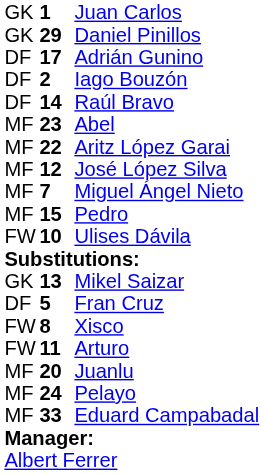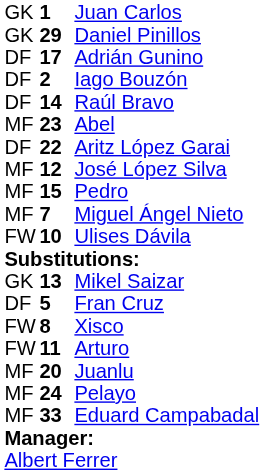(19, 147) MF -> (18, 147) DF
rows swapped: (159, 191) <-> (101, 214)
